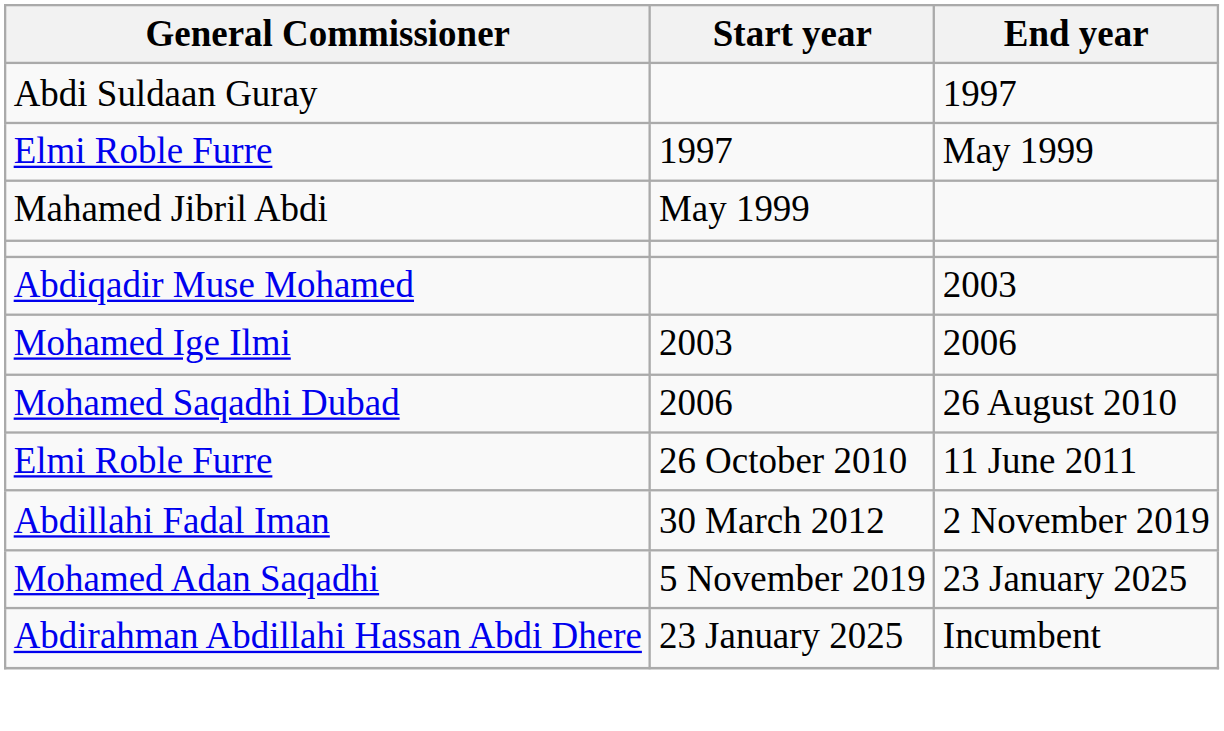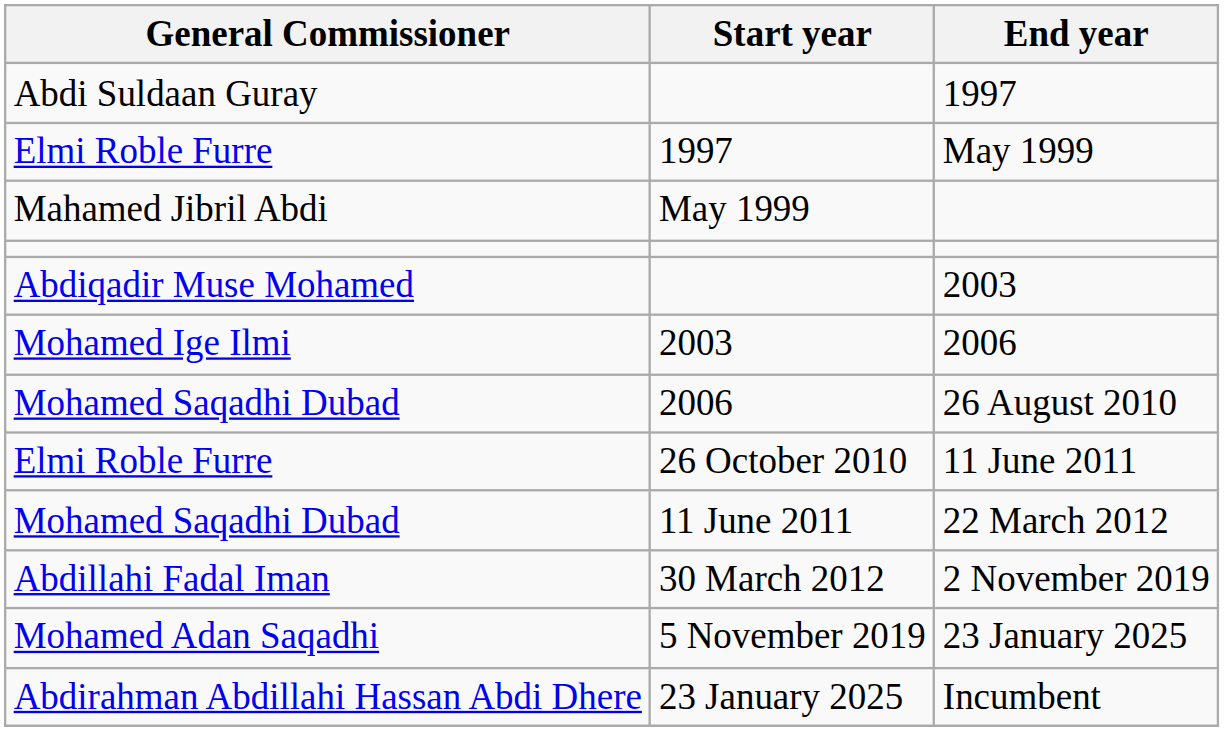+ row: (207, 519)
